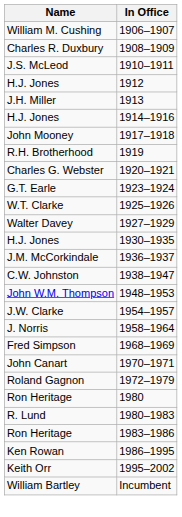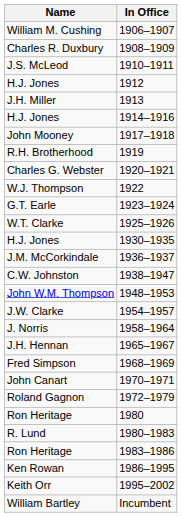+ row: (131, 188)
- row: (147, 223)
+ row: (147, 345)
